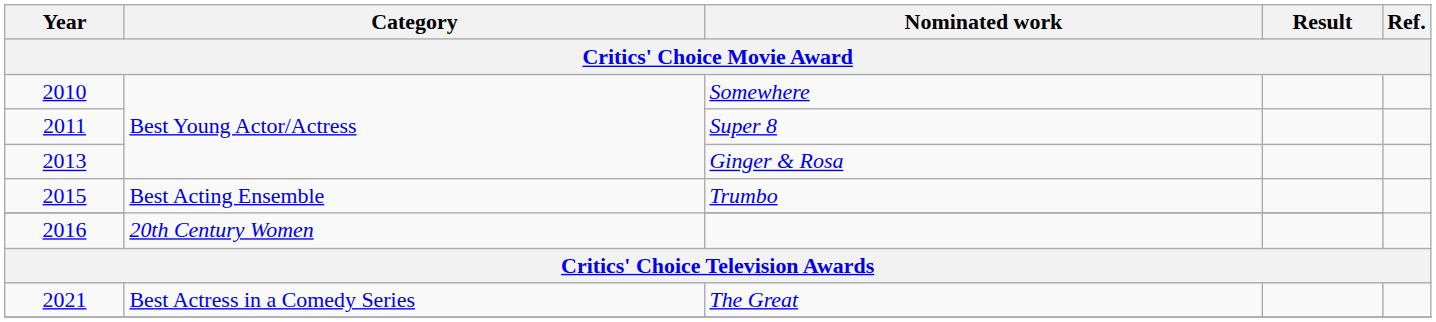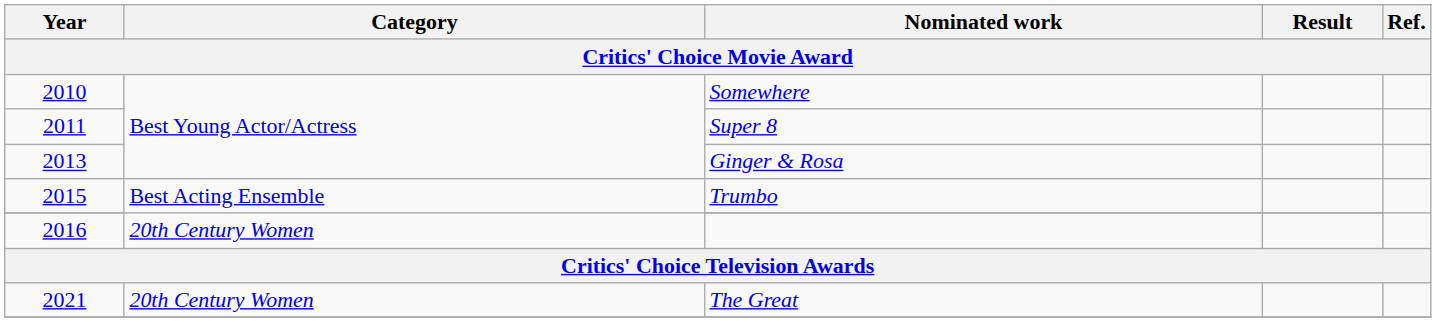(272, 299) Best Actress in a Comedy Series -> (222, 299) 20th Century Women
